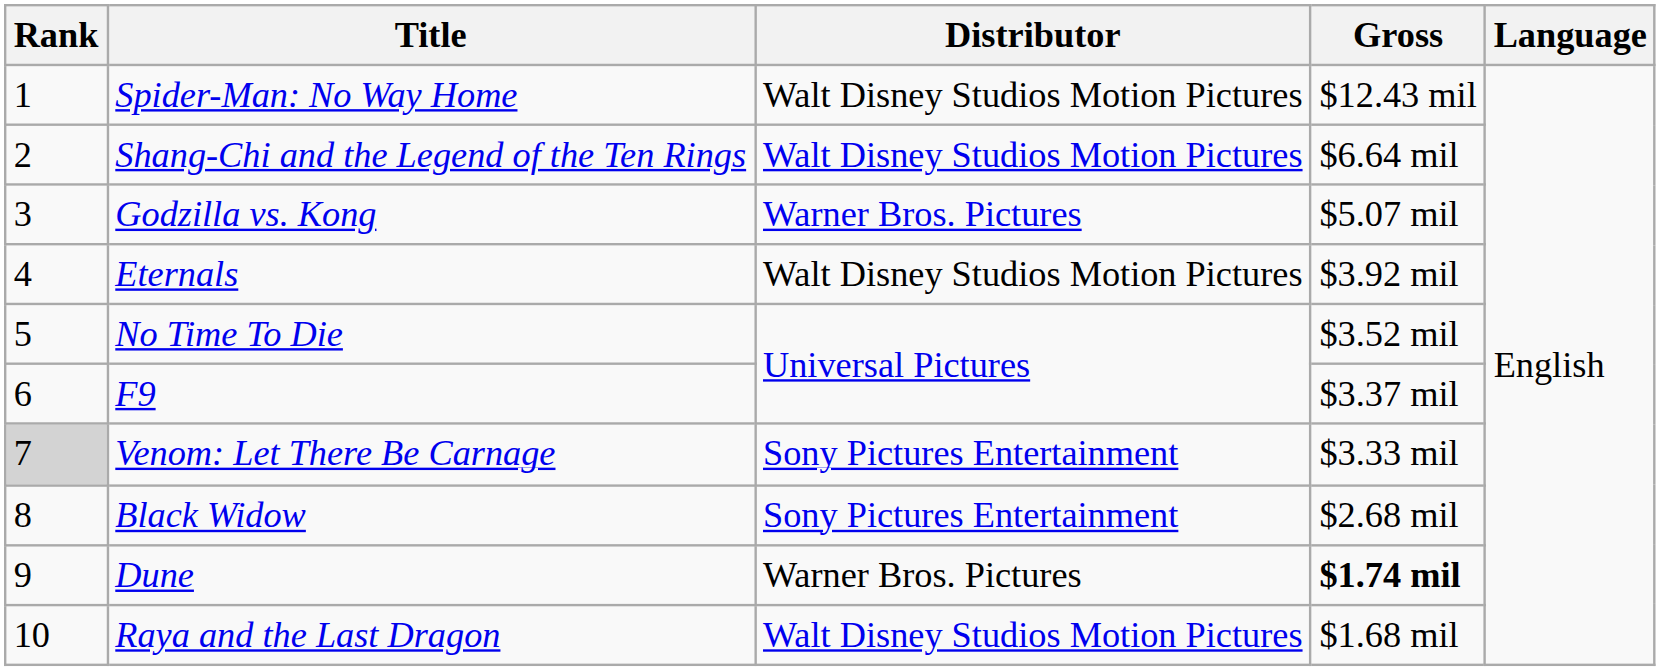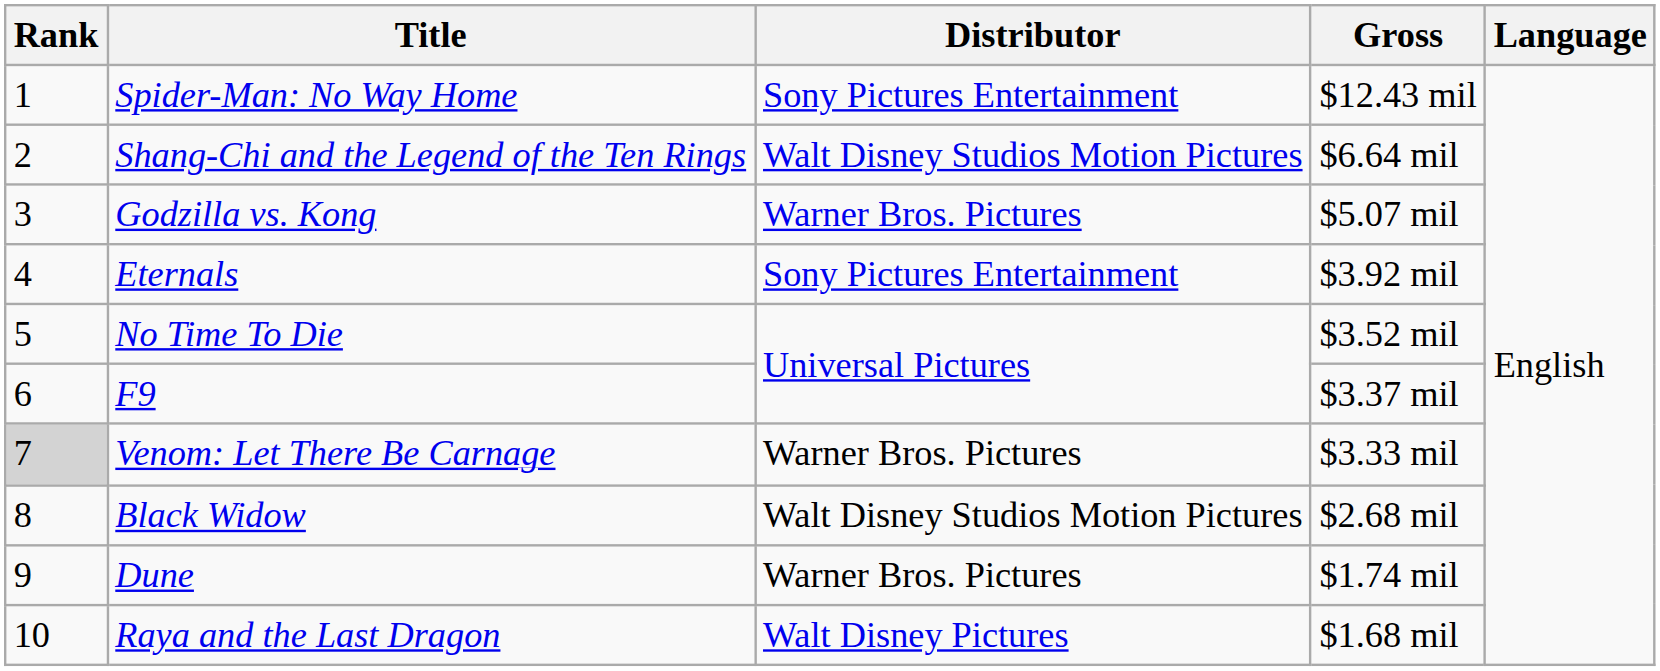(1033, 94) Walt Disney Studios Motion Pictures -> (971, 94) Sony Pictures Entertainment
(1033, 274) Walt Disney Studios Motion Pictures -> (971, 274) Sony Pictures Entertainment
(971, 453) Sony Pictures Entertainment -> (922, 453) Warner Bros. Pictures
(971, 513) Sony Pictures Entertainment -> (1033, 513) Walt Disney Studios Motion Pictures
(1390, 573) bold -> (1389, 573) normal
(1033, 633) Walt Disney Studios Motion Pictures -> (916, 633) Walt Disney Pictures
